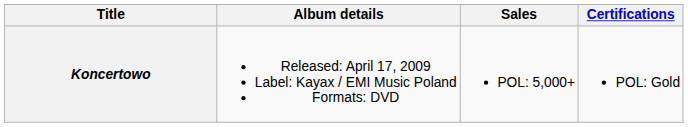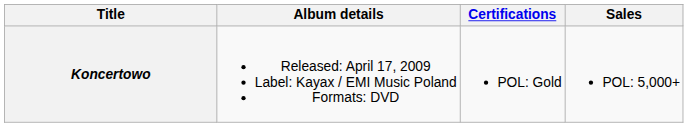columns swapped: (519, 15) <-> (631, 15)
